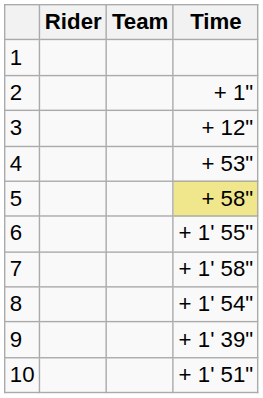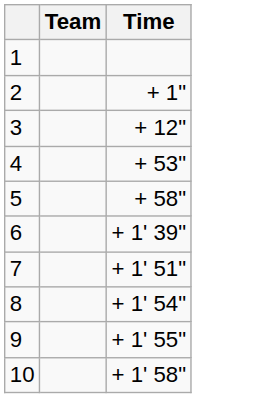- column: (73, 22)
(227, 198) khaki background -> (160, 198) no background
(216, 233) + 1' 55" -> (149, 233) + 1' 39"
(216, 269) + 1' 58" -> (149, 269) + 1' 51"
(216, 339) + 1' 39" -> (149, 339) + 1' 55"
(216, 374) + 1' 51" -> (149, 374) + 1' 58"
